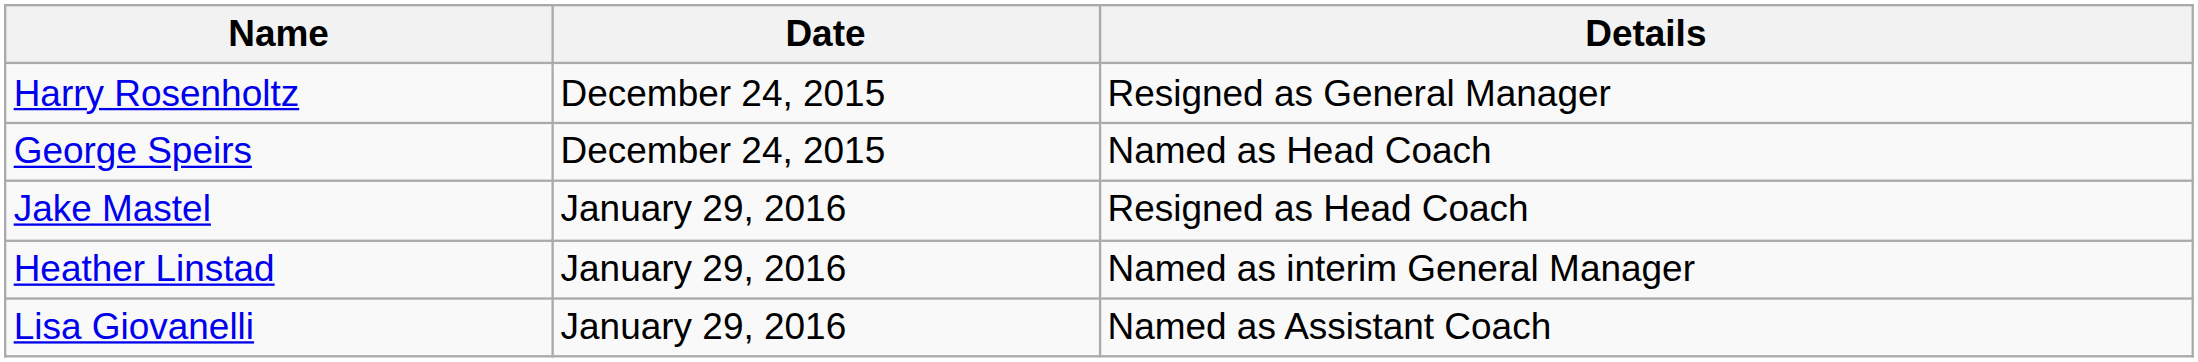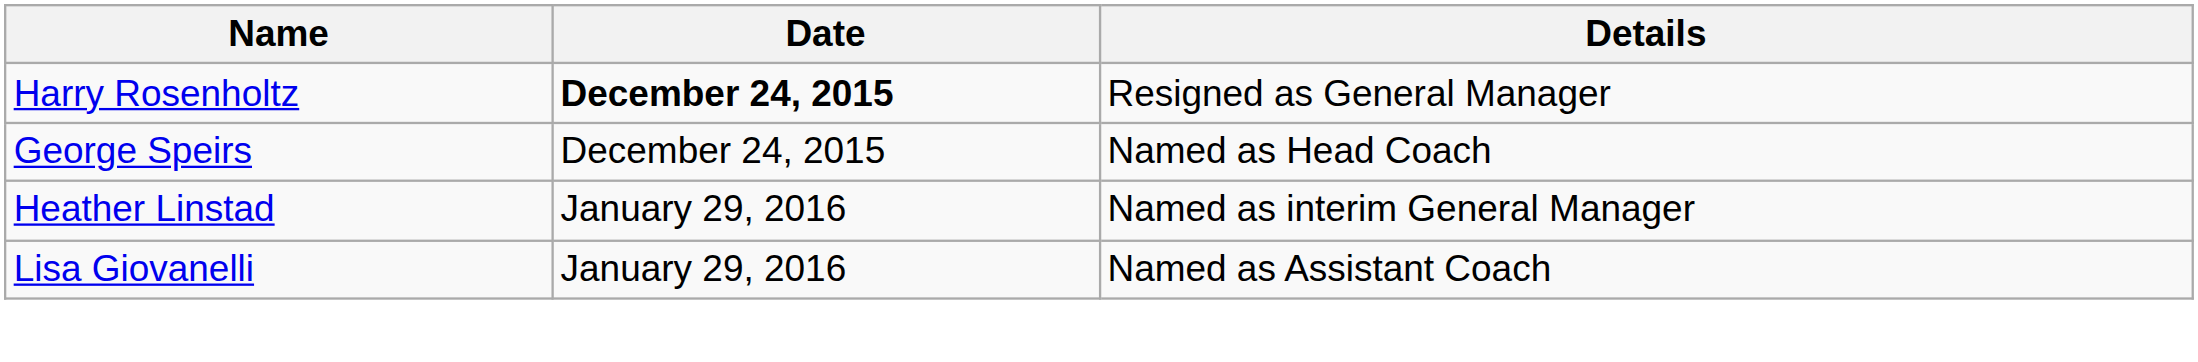(723, 92) normal -> (727, 92) bold
- row: (112, 209)
